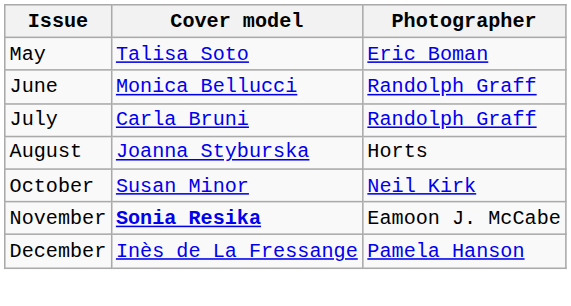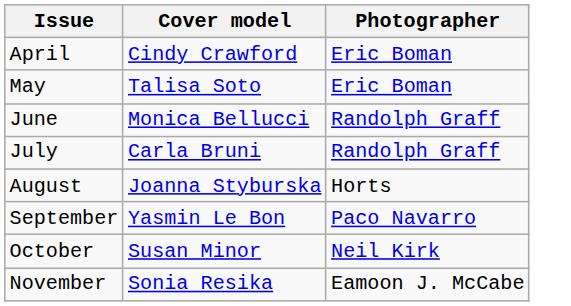+ row: (40, 54)
+ row: (64, 218)
(188, 218) bold -> (201, 284) normal
- row: (58, 251)
